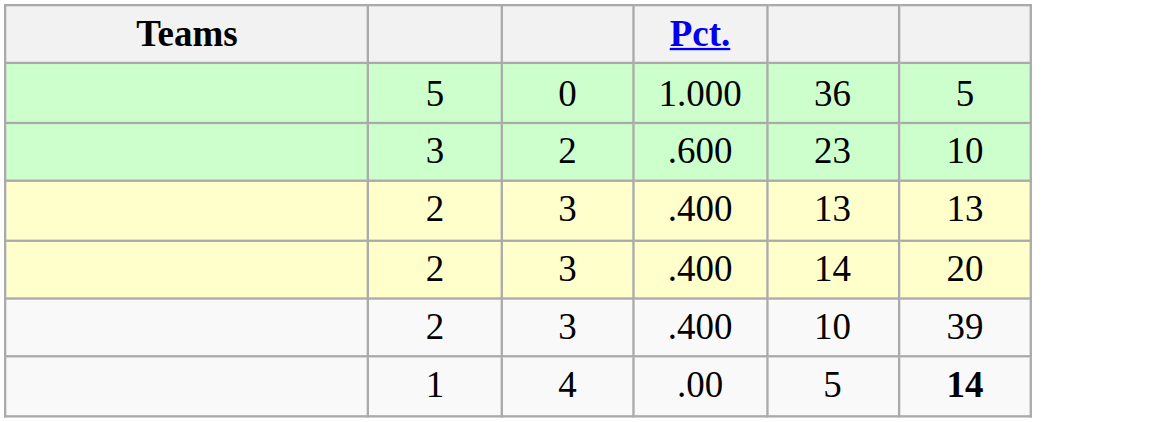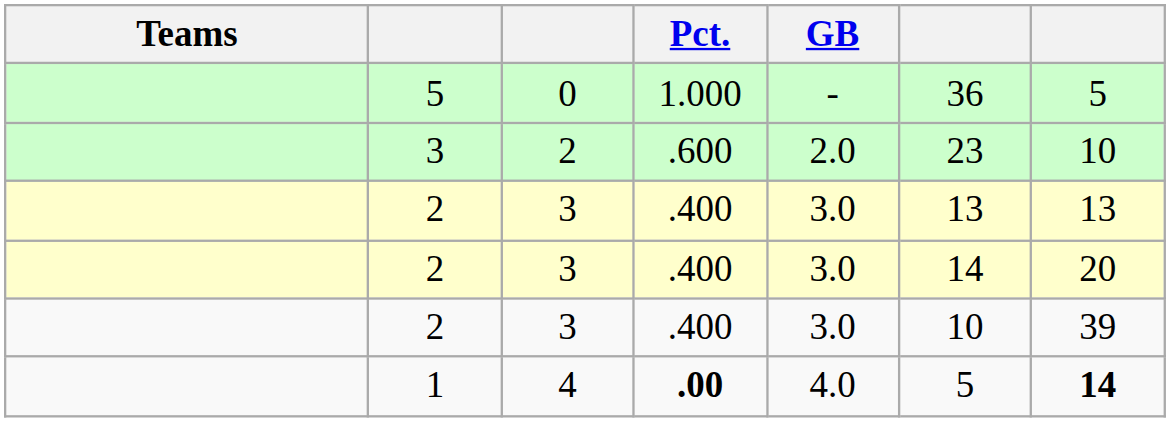+ column: (833, 33)
(700, 385) normal -> (700, 385) bold
